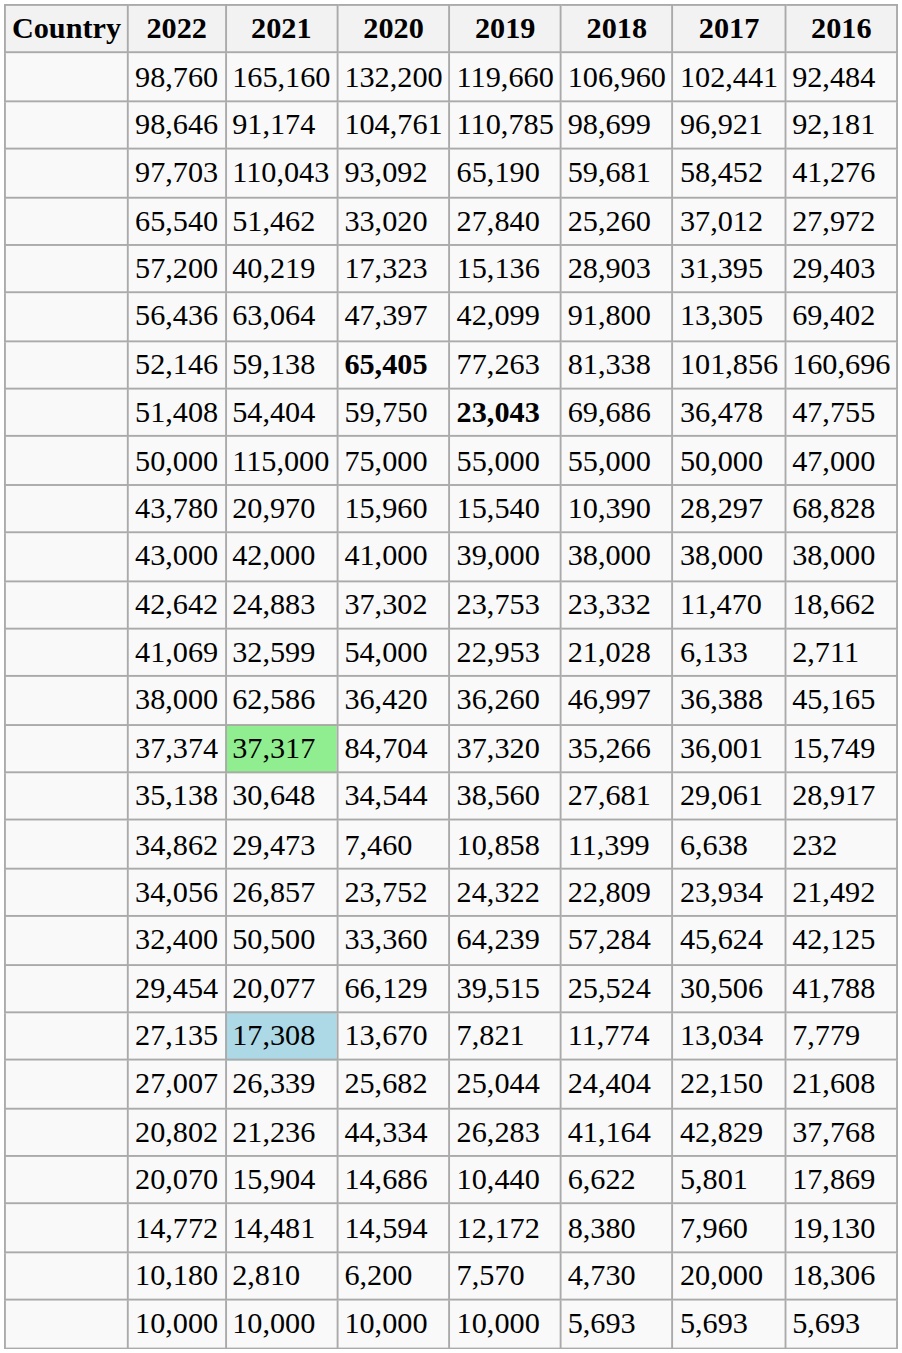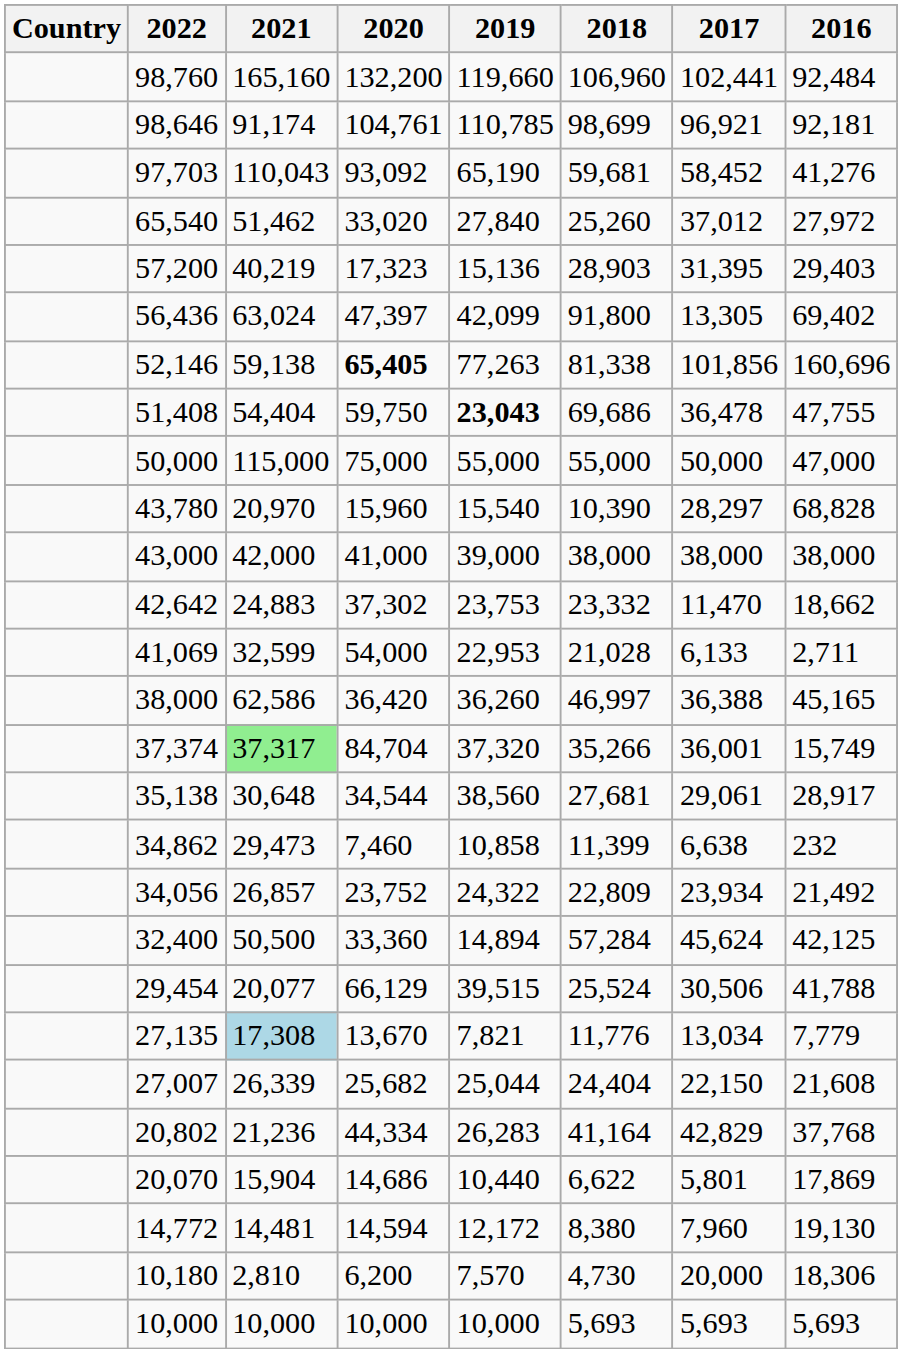(274, 316) 63,064 -> (274, 316) 63,024
(498, 939) 64,239 -> (498, 939) 14,894
(609, 1035) 11,774 -> (609, 1035) 11,776
